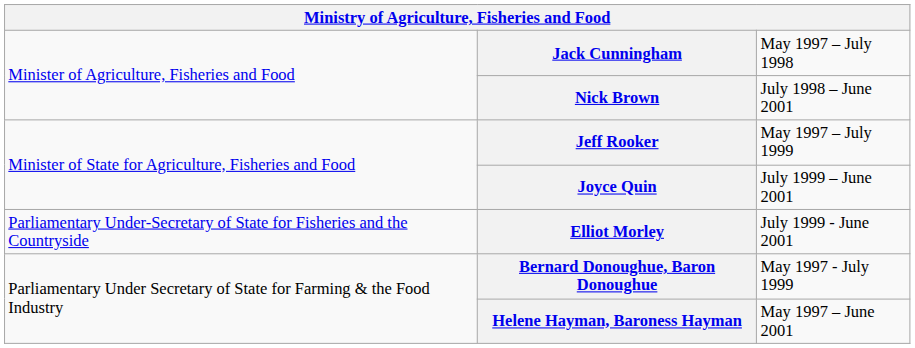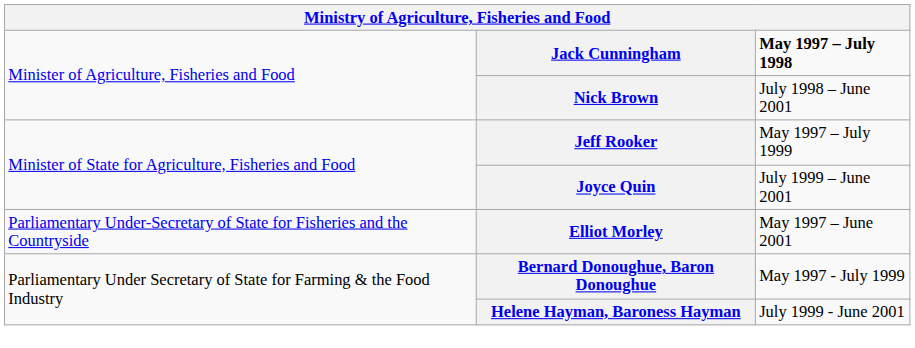(816, 52) normal -> (817, 52) bold
(815, 231) July 1999 - June 2001 -> (816, 231) May 1997 – June 2001
(818, 321) May 1997 – June 2001 -> (832, 311) July 1999 - June 2001
